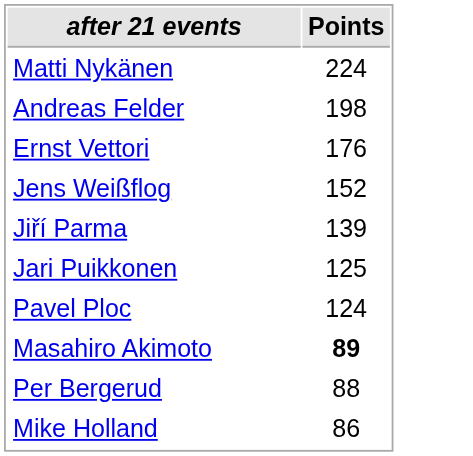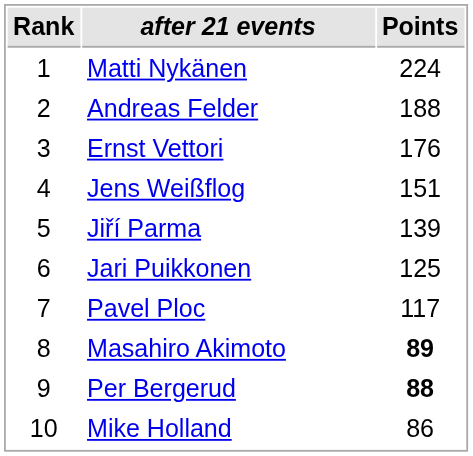+ column: (44, 27)
(346, 109) 198 -> (420, 109) 188
(346, 189) 152 -> (420, 189) 151
(346, 309) 124 -> (420, 309) 117
(346, 389) normal -> (420, 389) bold
